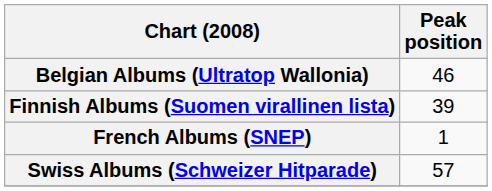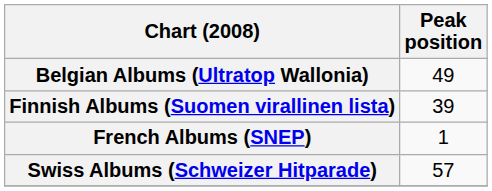(443, 74) 46 -> (443, 74) 49
